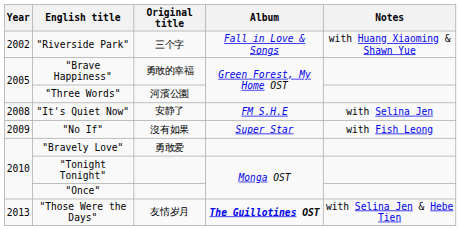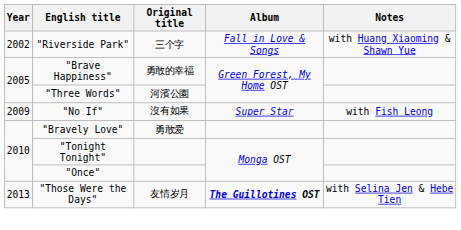- row: (83, 112)
